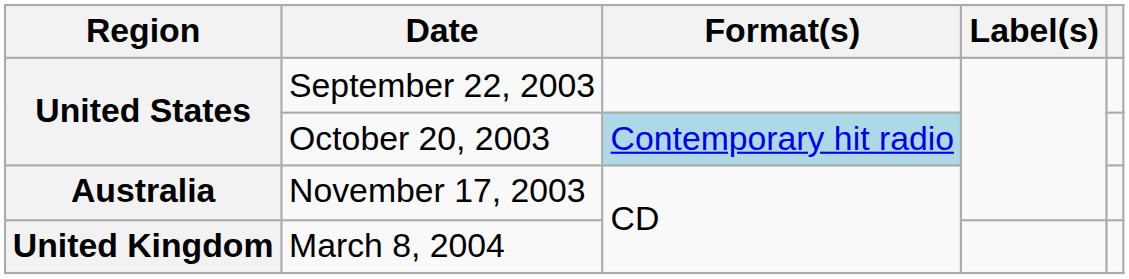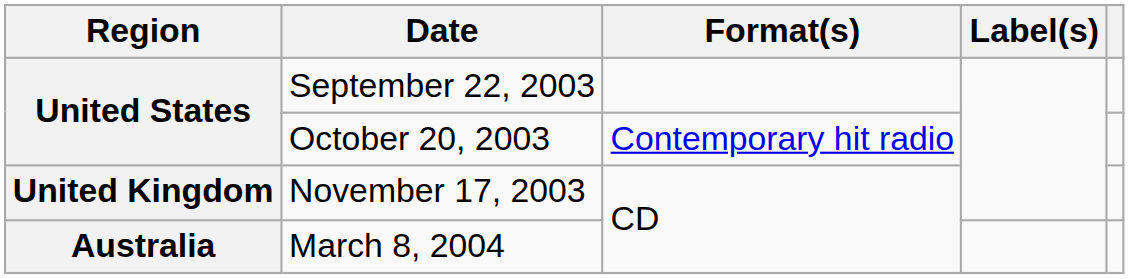(782, 138) lightblue background -> (782, 138) no background
(143, 191) Australia -> (143, 191) United Kingdom
(143, 245) United Kingdom -> (143, 245) Australia
